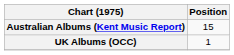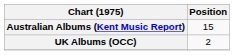(208, 42) 1 -> (208, 42) 2
